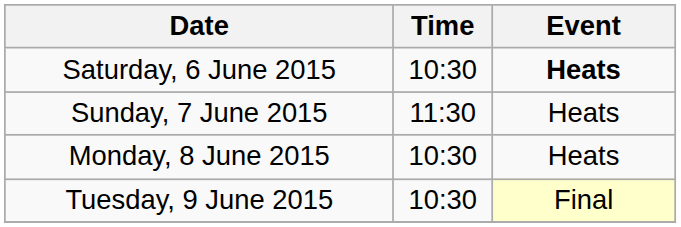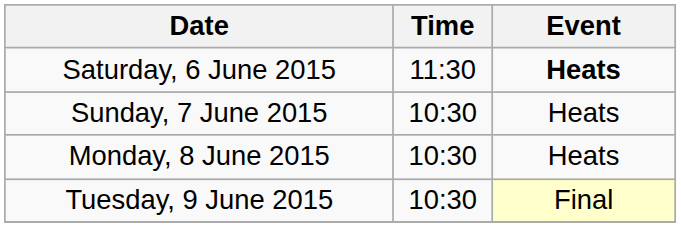(443, 69) 10:30 -> (443, 69) 11:30
(443, 112) 11:30 -> (443, 112) 10:30
